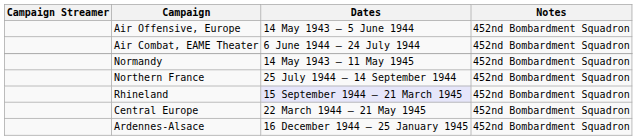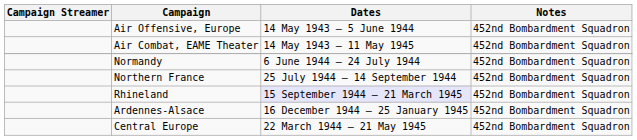(342, 45) 6 June 1944 – 24 July 1944 -> (339, 45) 14 May 1943 – 11 May 1945
(339, 61) 14 May 1943 – 11 May 1945 -> (342, 61) 6 June 1944 – 24 July 1944
rows swapped: (159, 127) <-> (156, 110)
